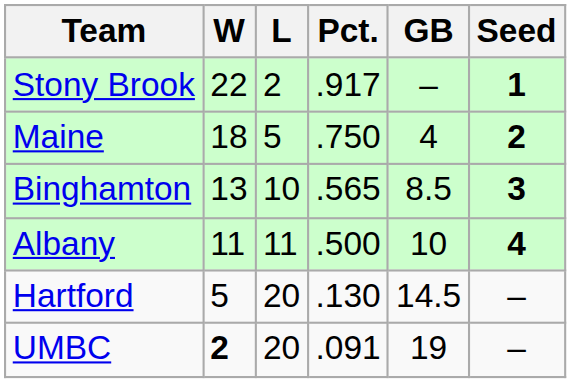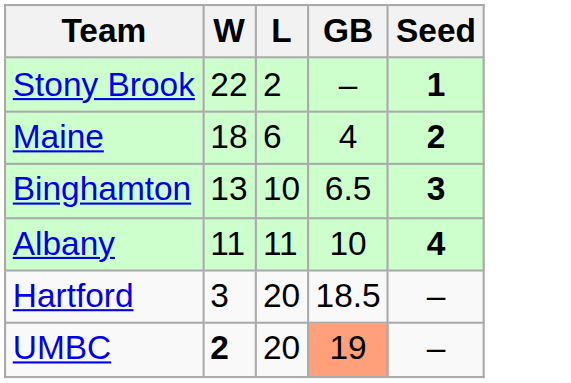- column: (348, 31)
(272, 137) 5 -> (272, 137) 6
(429, 190) 8.5 -> (348, 190) 6.5
(220, 296) 5 -> (220, 296) 3
(429, 296) 14.5 -> (348, 296) 18.5
(429, 349) no background -> (348, 349) lightsalmon background
